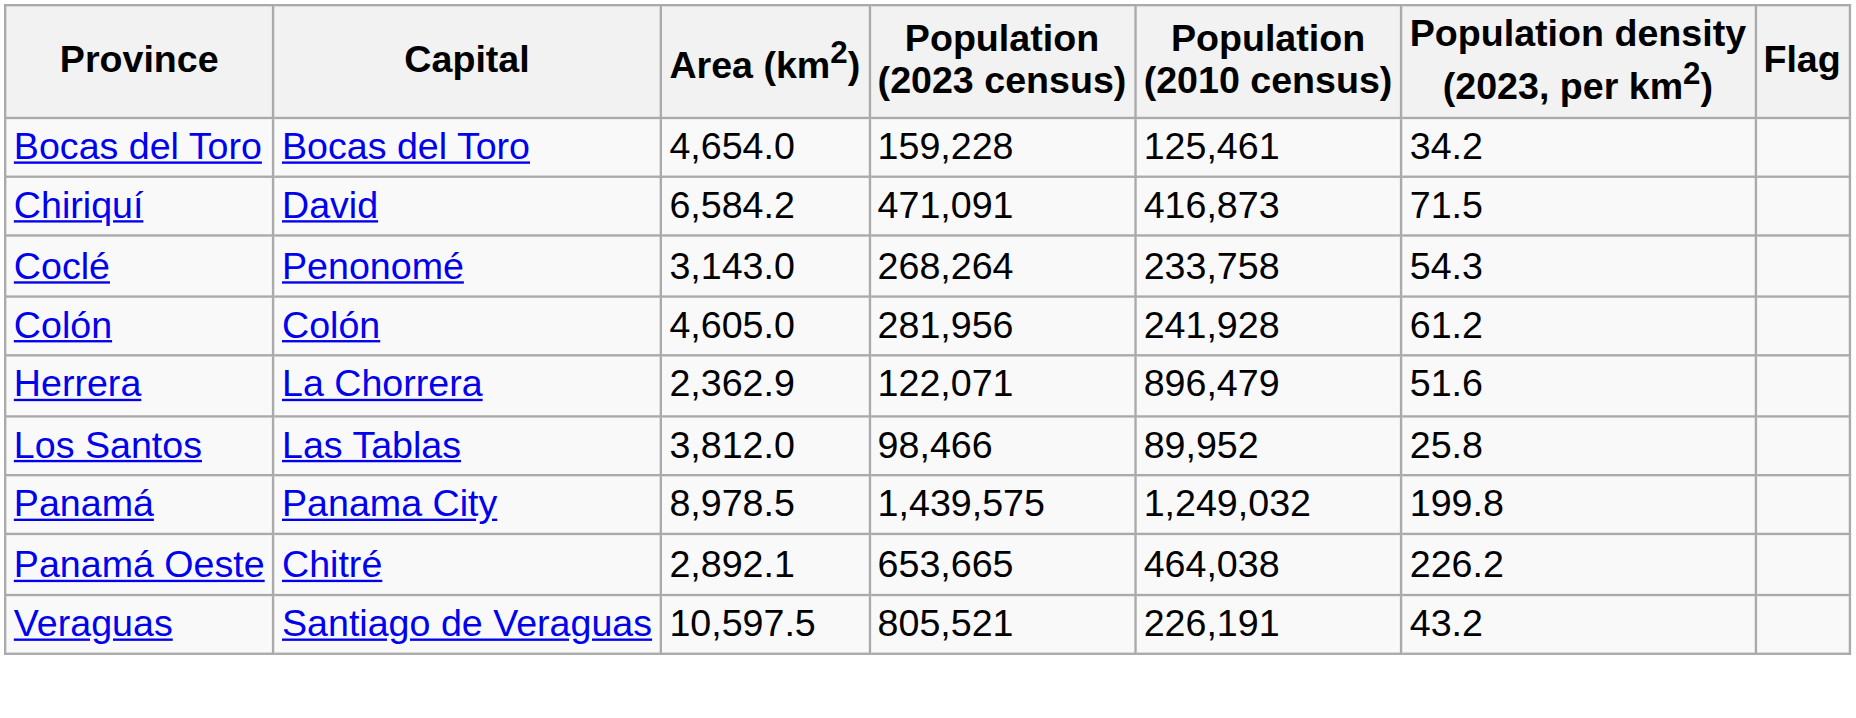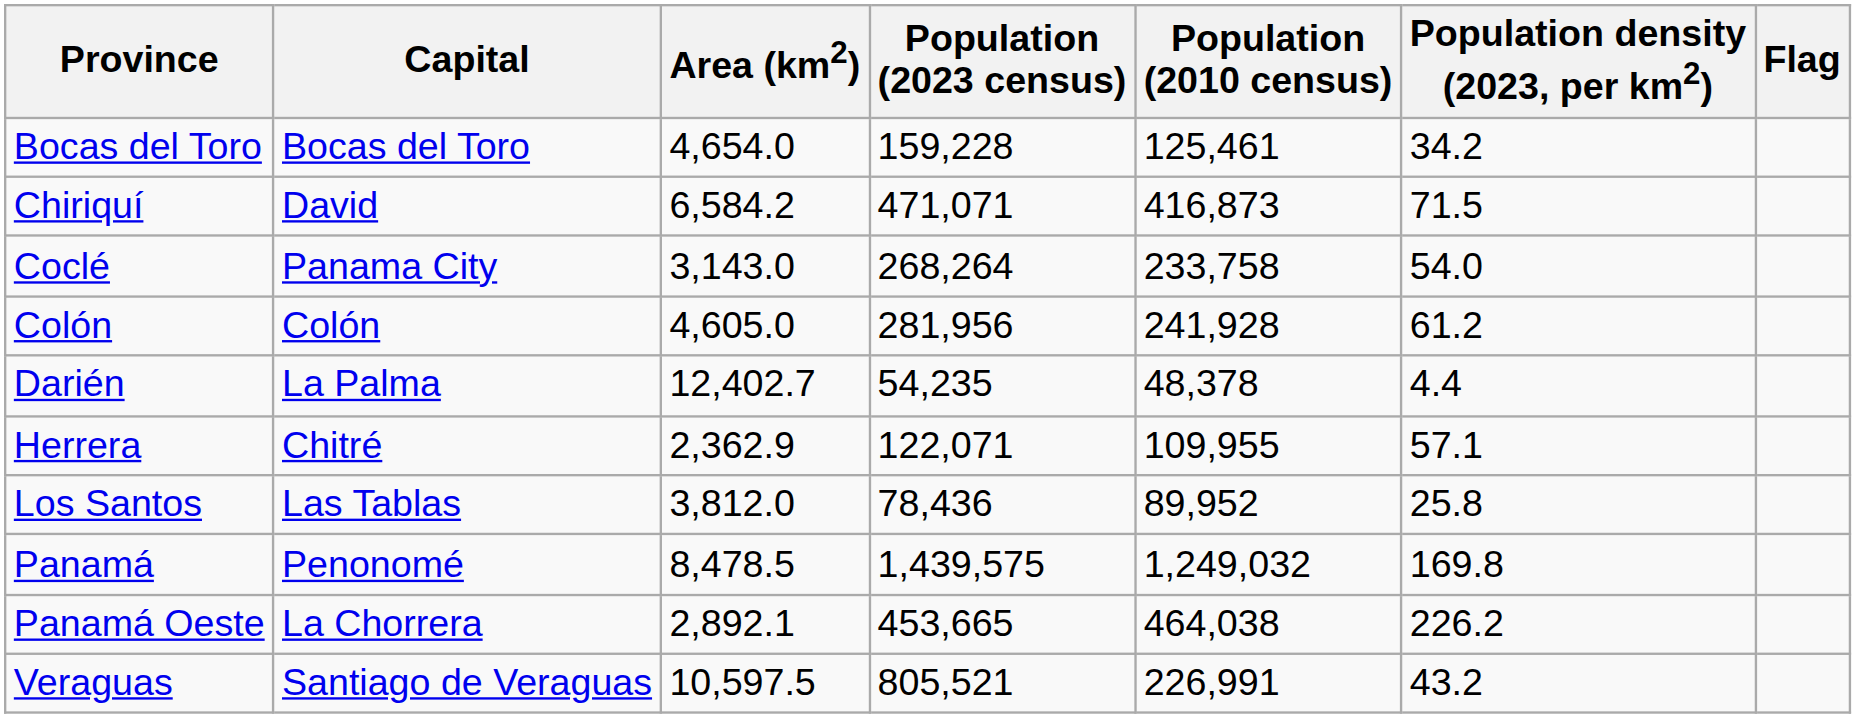(946, 206) 471,091 -> (946, 206) 471,071
(373, 265) Penonomé -> (390, 265) Panama City
(1446, 265) 54.3 -> (1446, 265) 54.0
+ row: (69, 384)
(382, 384) La Chorrera -> (332, 444) Chitré
(1212, 384) 896,479 -> (1212, 444) 109,955
(1446, 384) 51.6 -> (1446, 444) 57.1
(935, 444) 98,466 -> (935, 504) 78,436
(390, 504) Panama City -> (373, 563) Penonomé
(732, 504) 8,978.5 -> (732, 563) 8,478.5
(1457, 504) 199.8 -> (1457, 563) 169.8
(332, 563) Chitré -> (382, 623) La Chorrera
(946, 563) 653,665 -> (946, 623) 453,665
(1212, 623) 226,191 -> (1212, 683) 226,991
